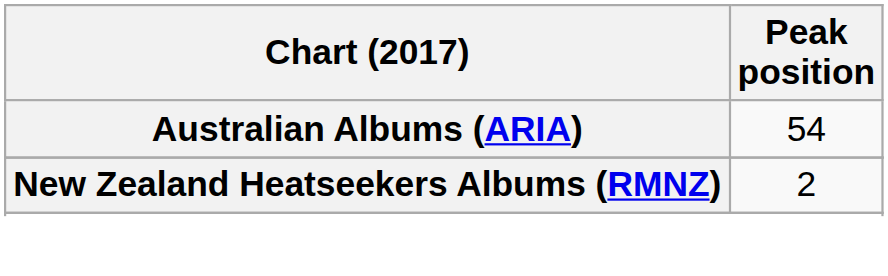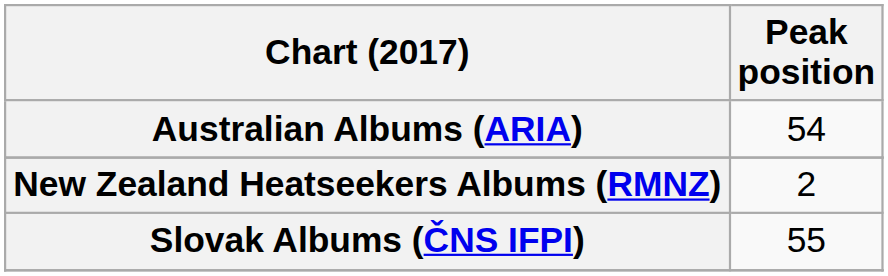+ row: (367, 240)
